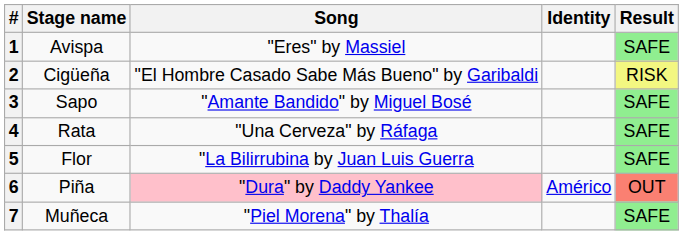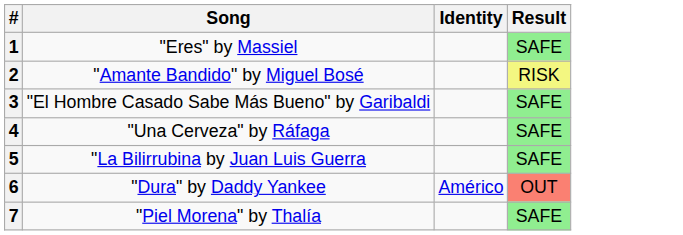- column: (77, 18)
(336, 74) "El Hombre Casado Sabe Más Bueno" by Garibaldi -> (228, 74) "Amante Bandido" by Miguel Bosé
(336, 103) "Amante Bandido" by Miguel Bosé -> (228, 103) "El Hombre Casado Sabe Más Bueno" by Garibaldi
(336, 187) pink background -> (228, 187) no background
